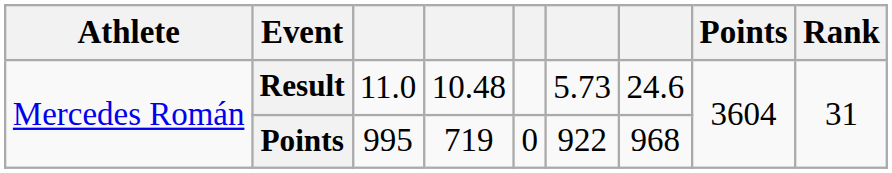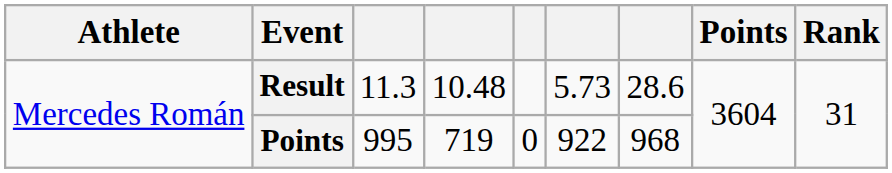(388, 86) 11.0 -> (388, 86) 11.3
(655, 86) 24.6 -> (655, 86) 28.6
